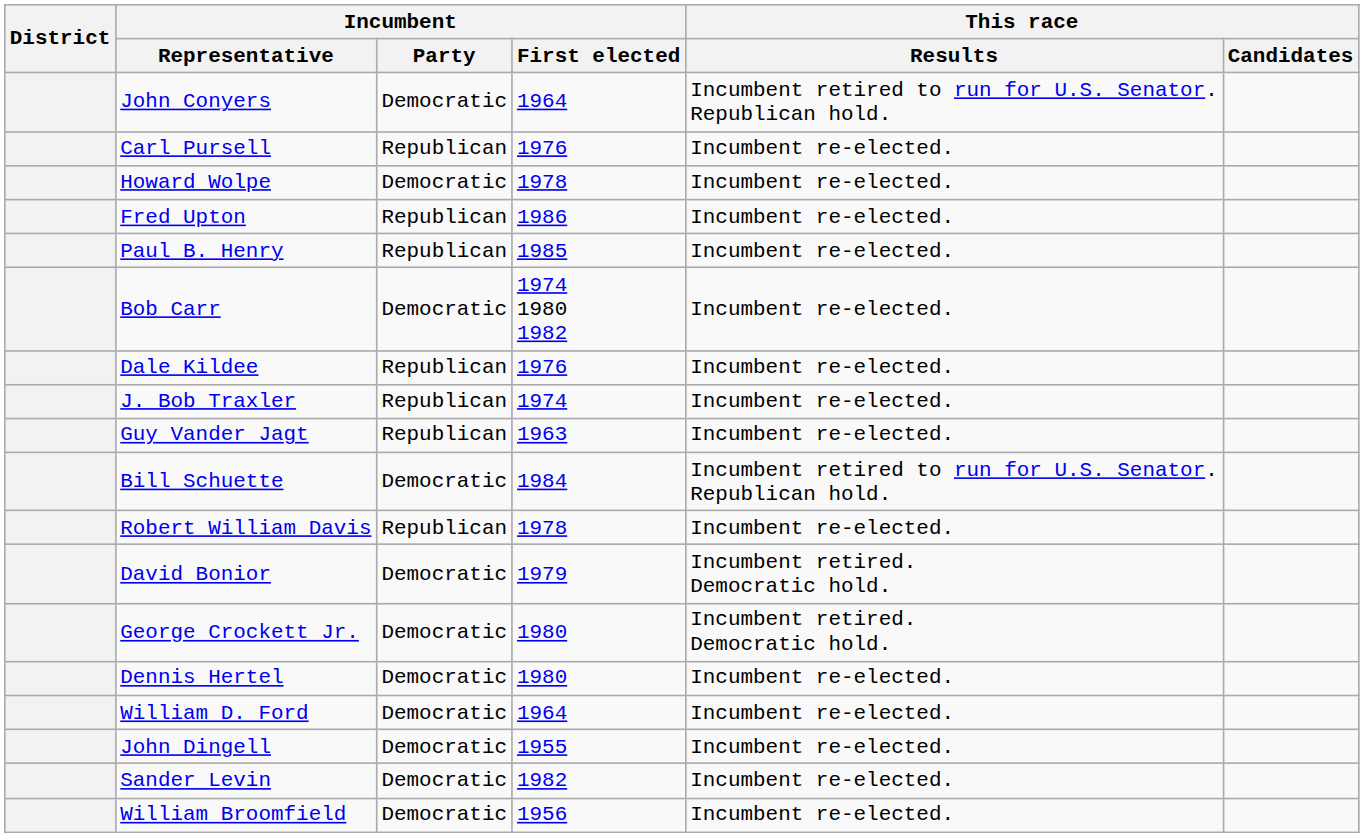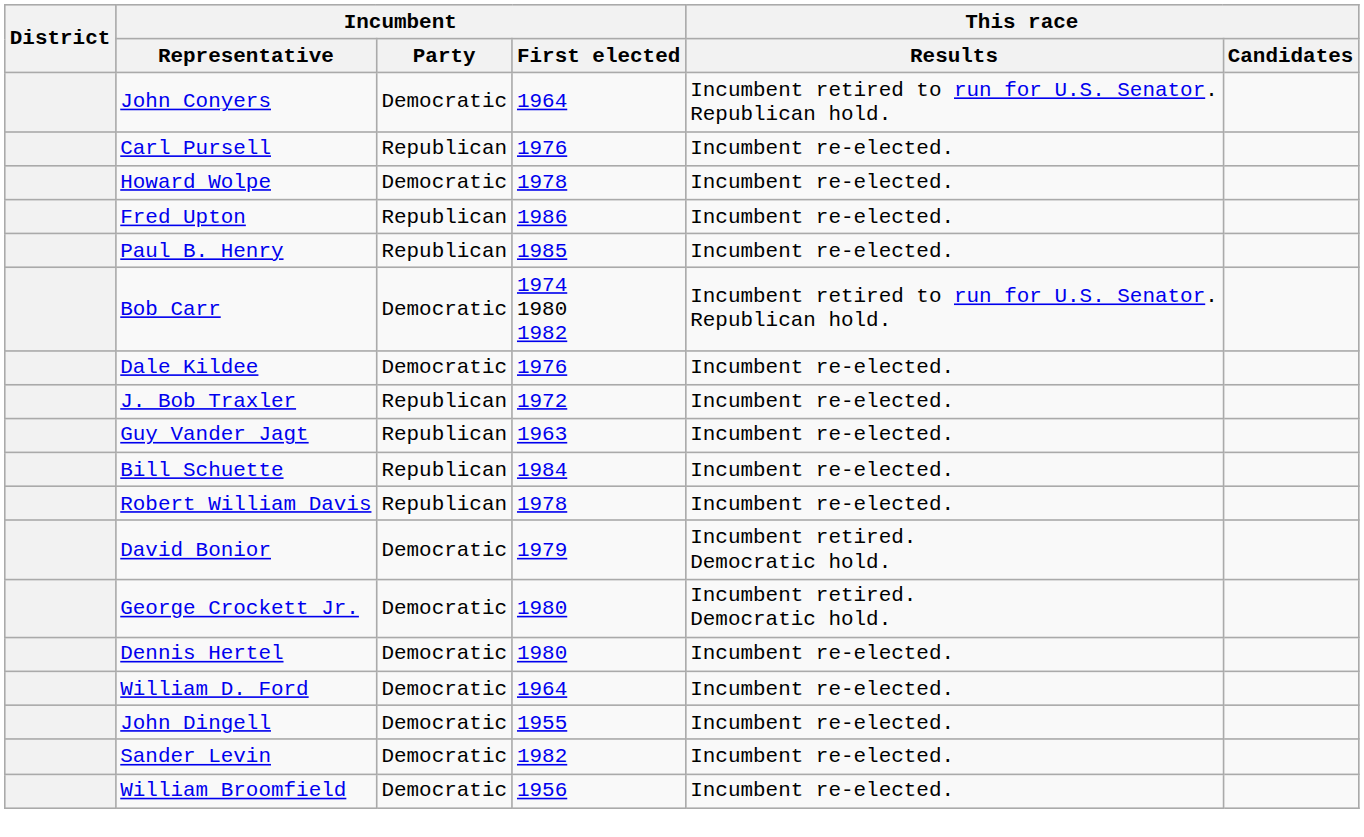(822, 309) Incumbent re-elected. -> (954, 309) Incumbent retired to run for U.S. Senator. Republican hold.
(444, 367) Republican -> (444, 367) Democratic
(542, 401) 1974 -> (542, 401) 1972
(444, 482) Democratic -> (444, 470) Republican
(954, 482) Incumbent retired to run for U.S. Senator. Republican hold. -> (822, 470) Incumbent re-elected.
